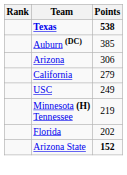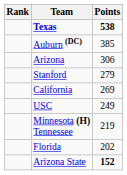+ row: (50, 75)
(107, 75) 279 -> (107, 90) 269
